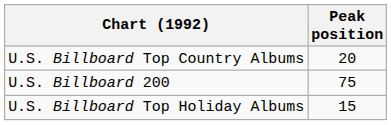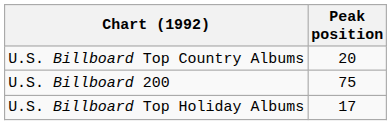(347, 107) 15 -> (347, 107) 17
